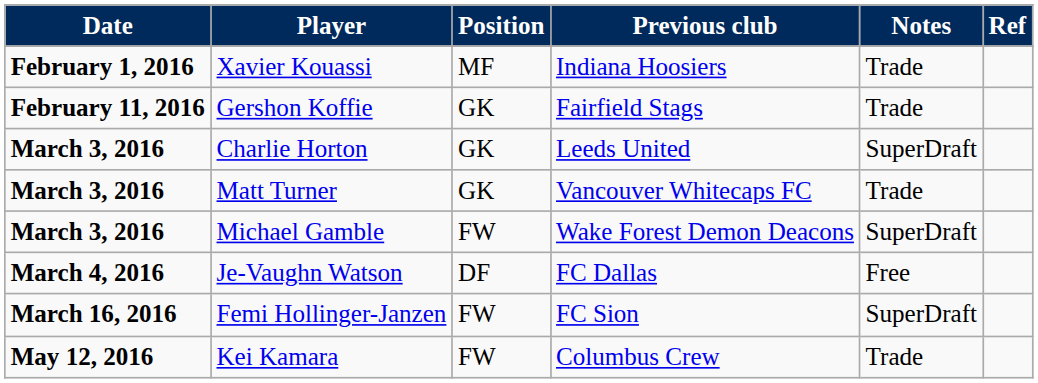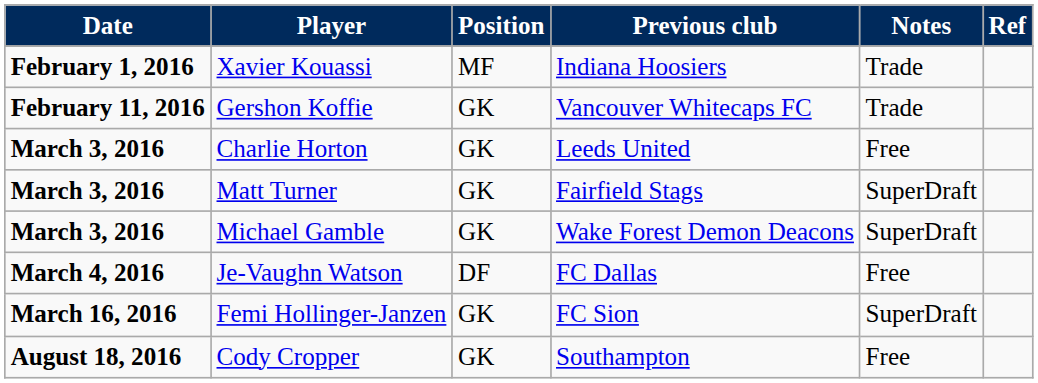(629, 108) Fairfield Stags -> (684, 108) Vancouver Whitecaps FC
(921, 149) SuperDraft -> (888, 149) Free
(684, 190) Vancouver Whitecaps FC -> (629, 190) Fairfield Stags
(894, 190) Trade -> (921, 190) SuperDraft
(477, 232) FW -> (476, 232) GK
(477, 314) FW -> (476, 314) GK
- row: (277, 356)
+ row: (288, 356)
